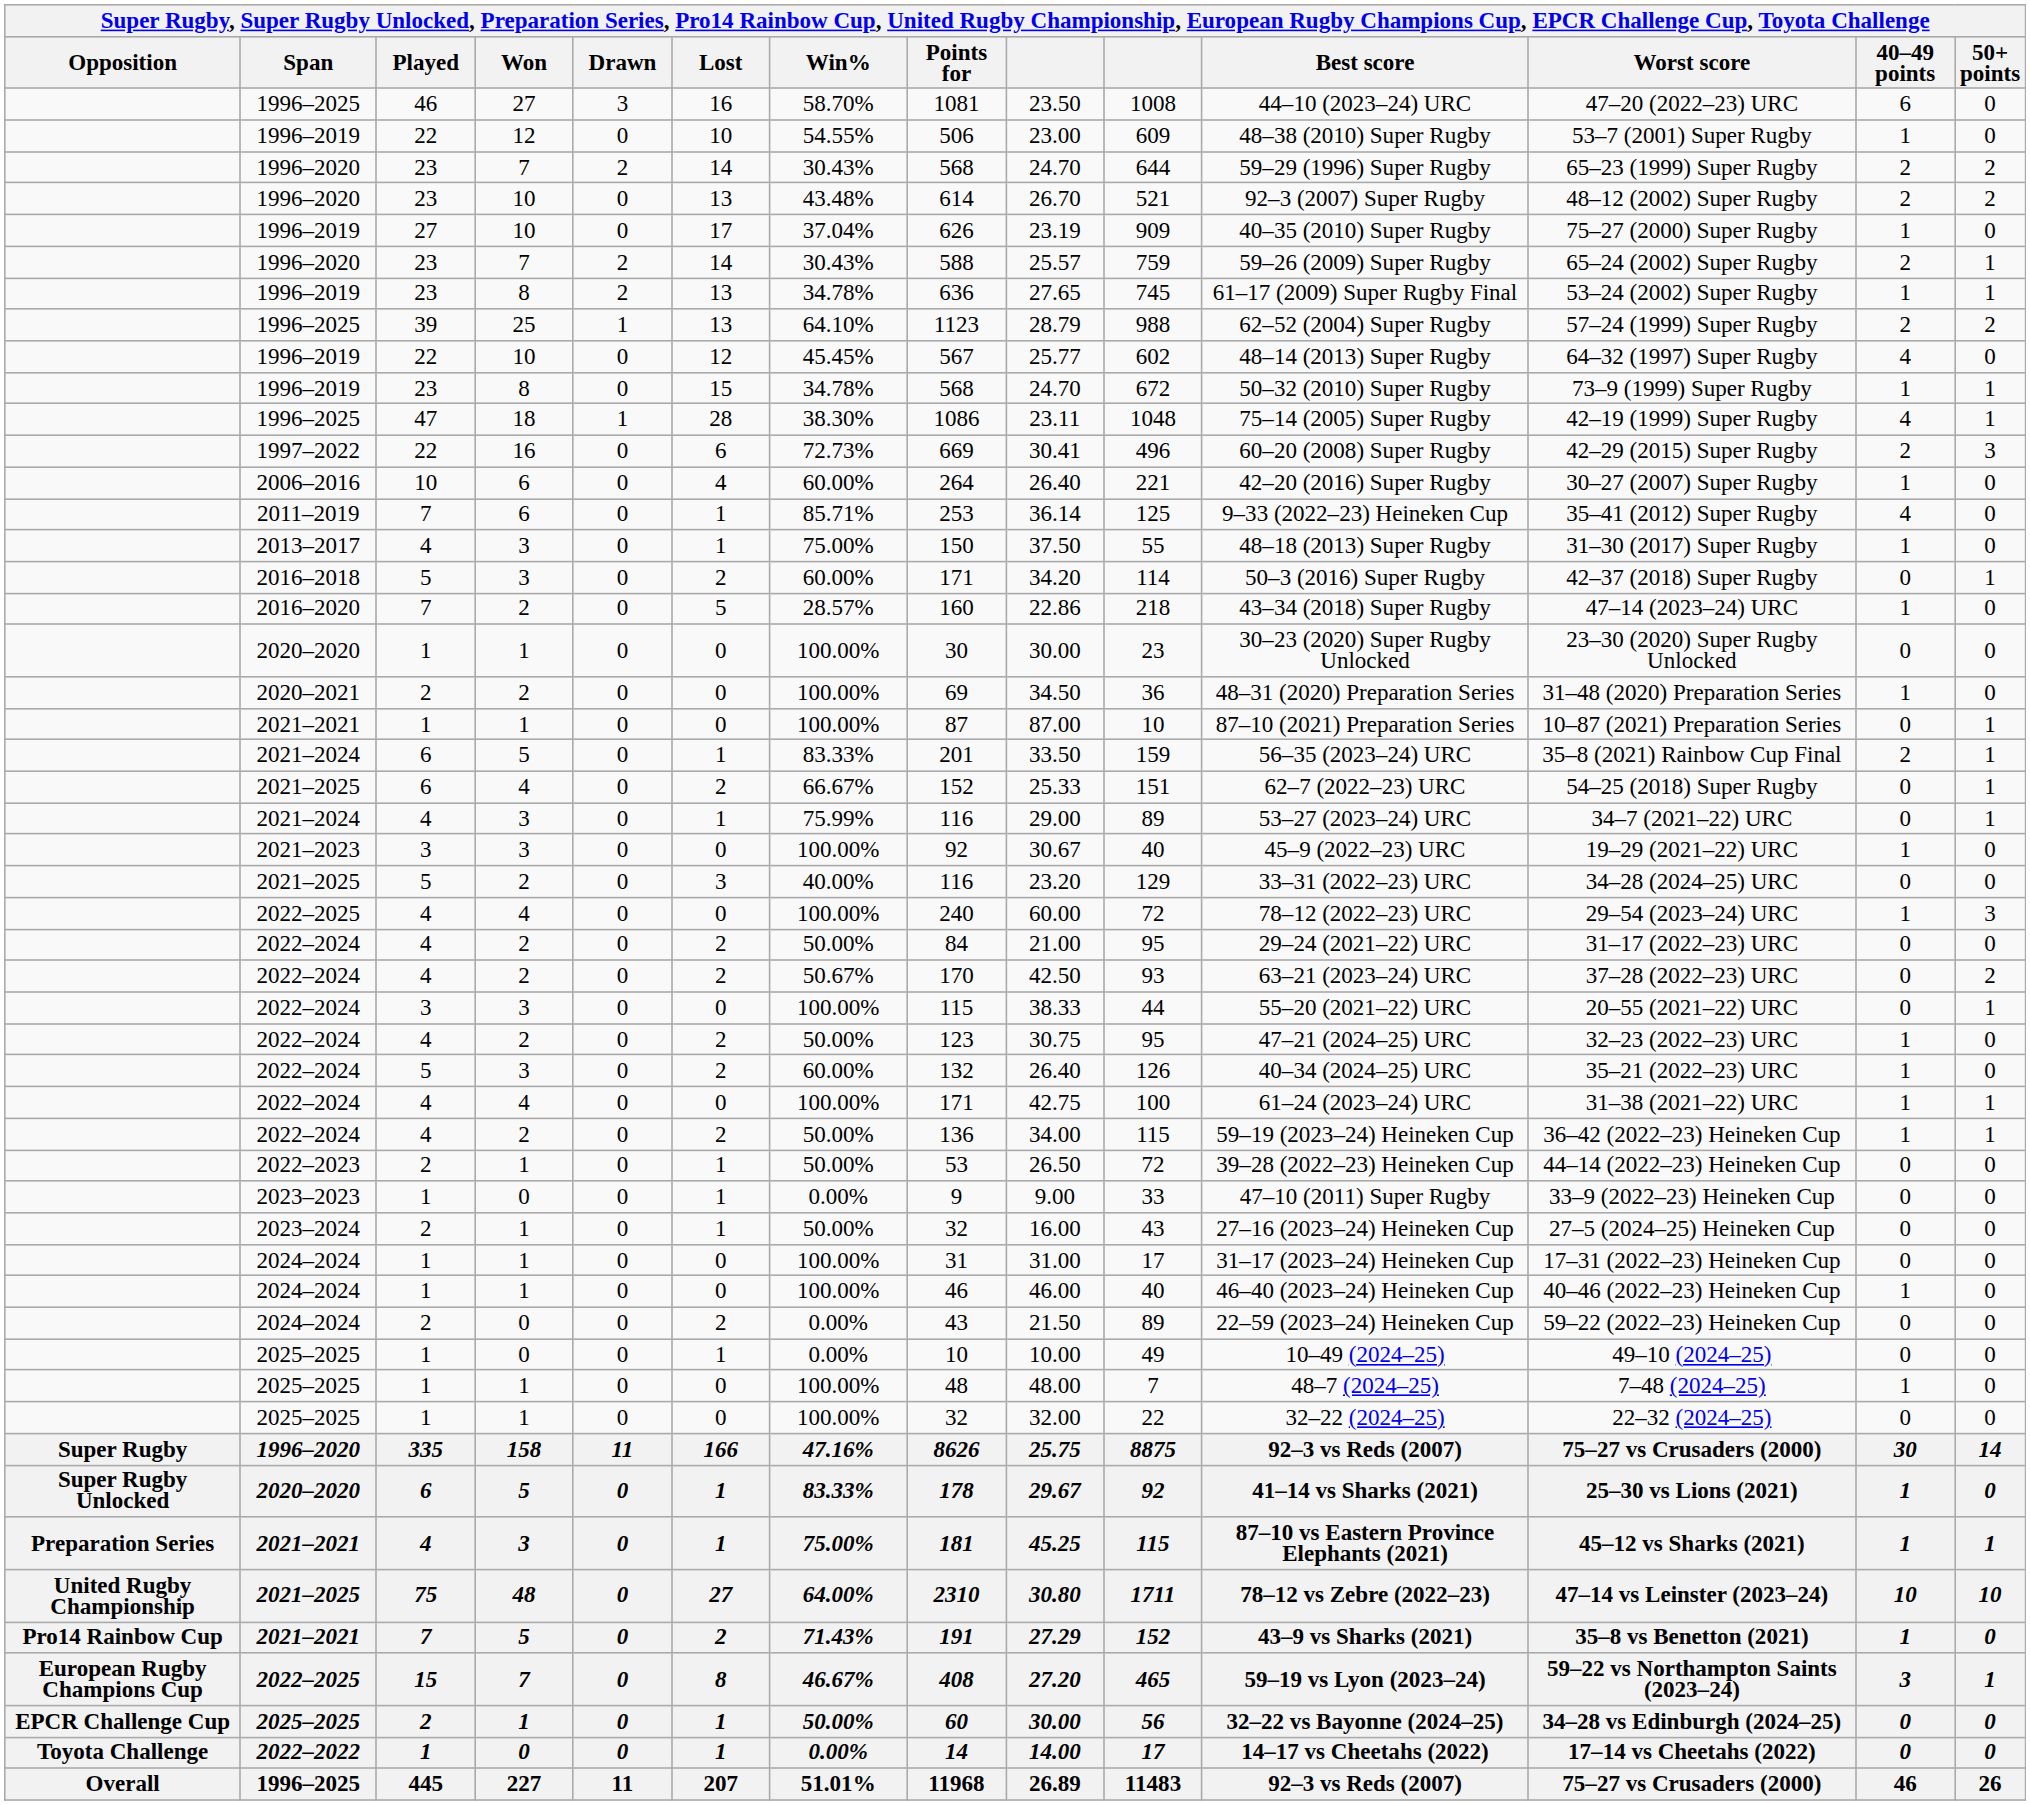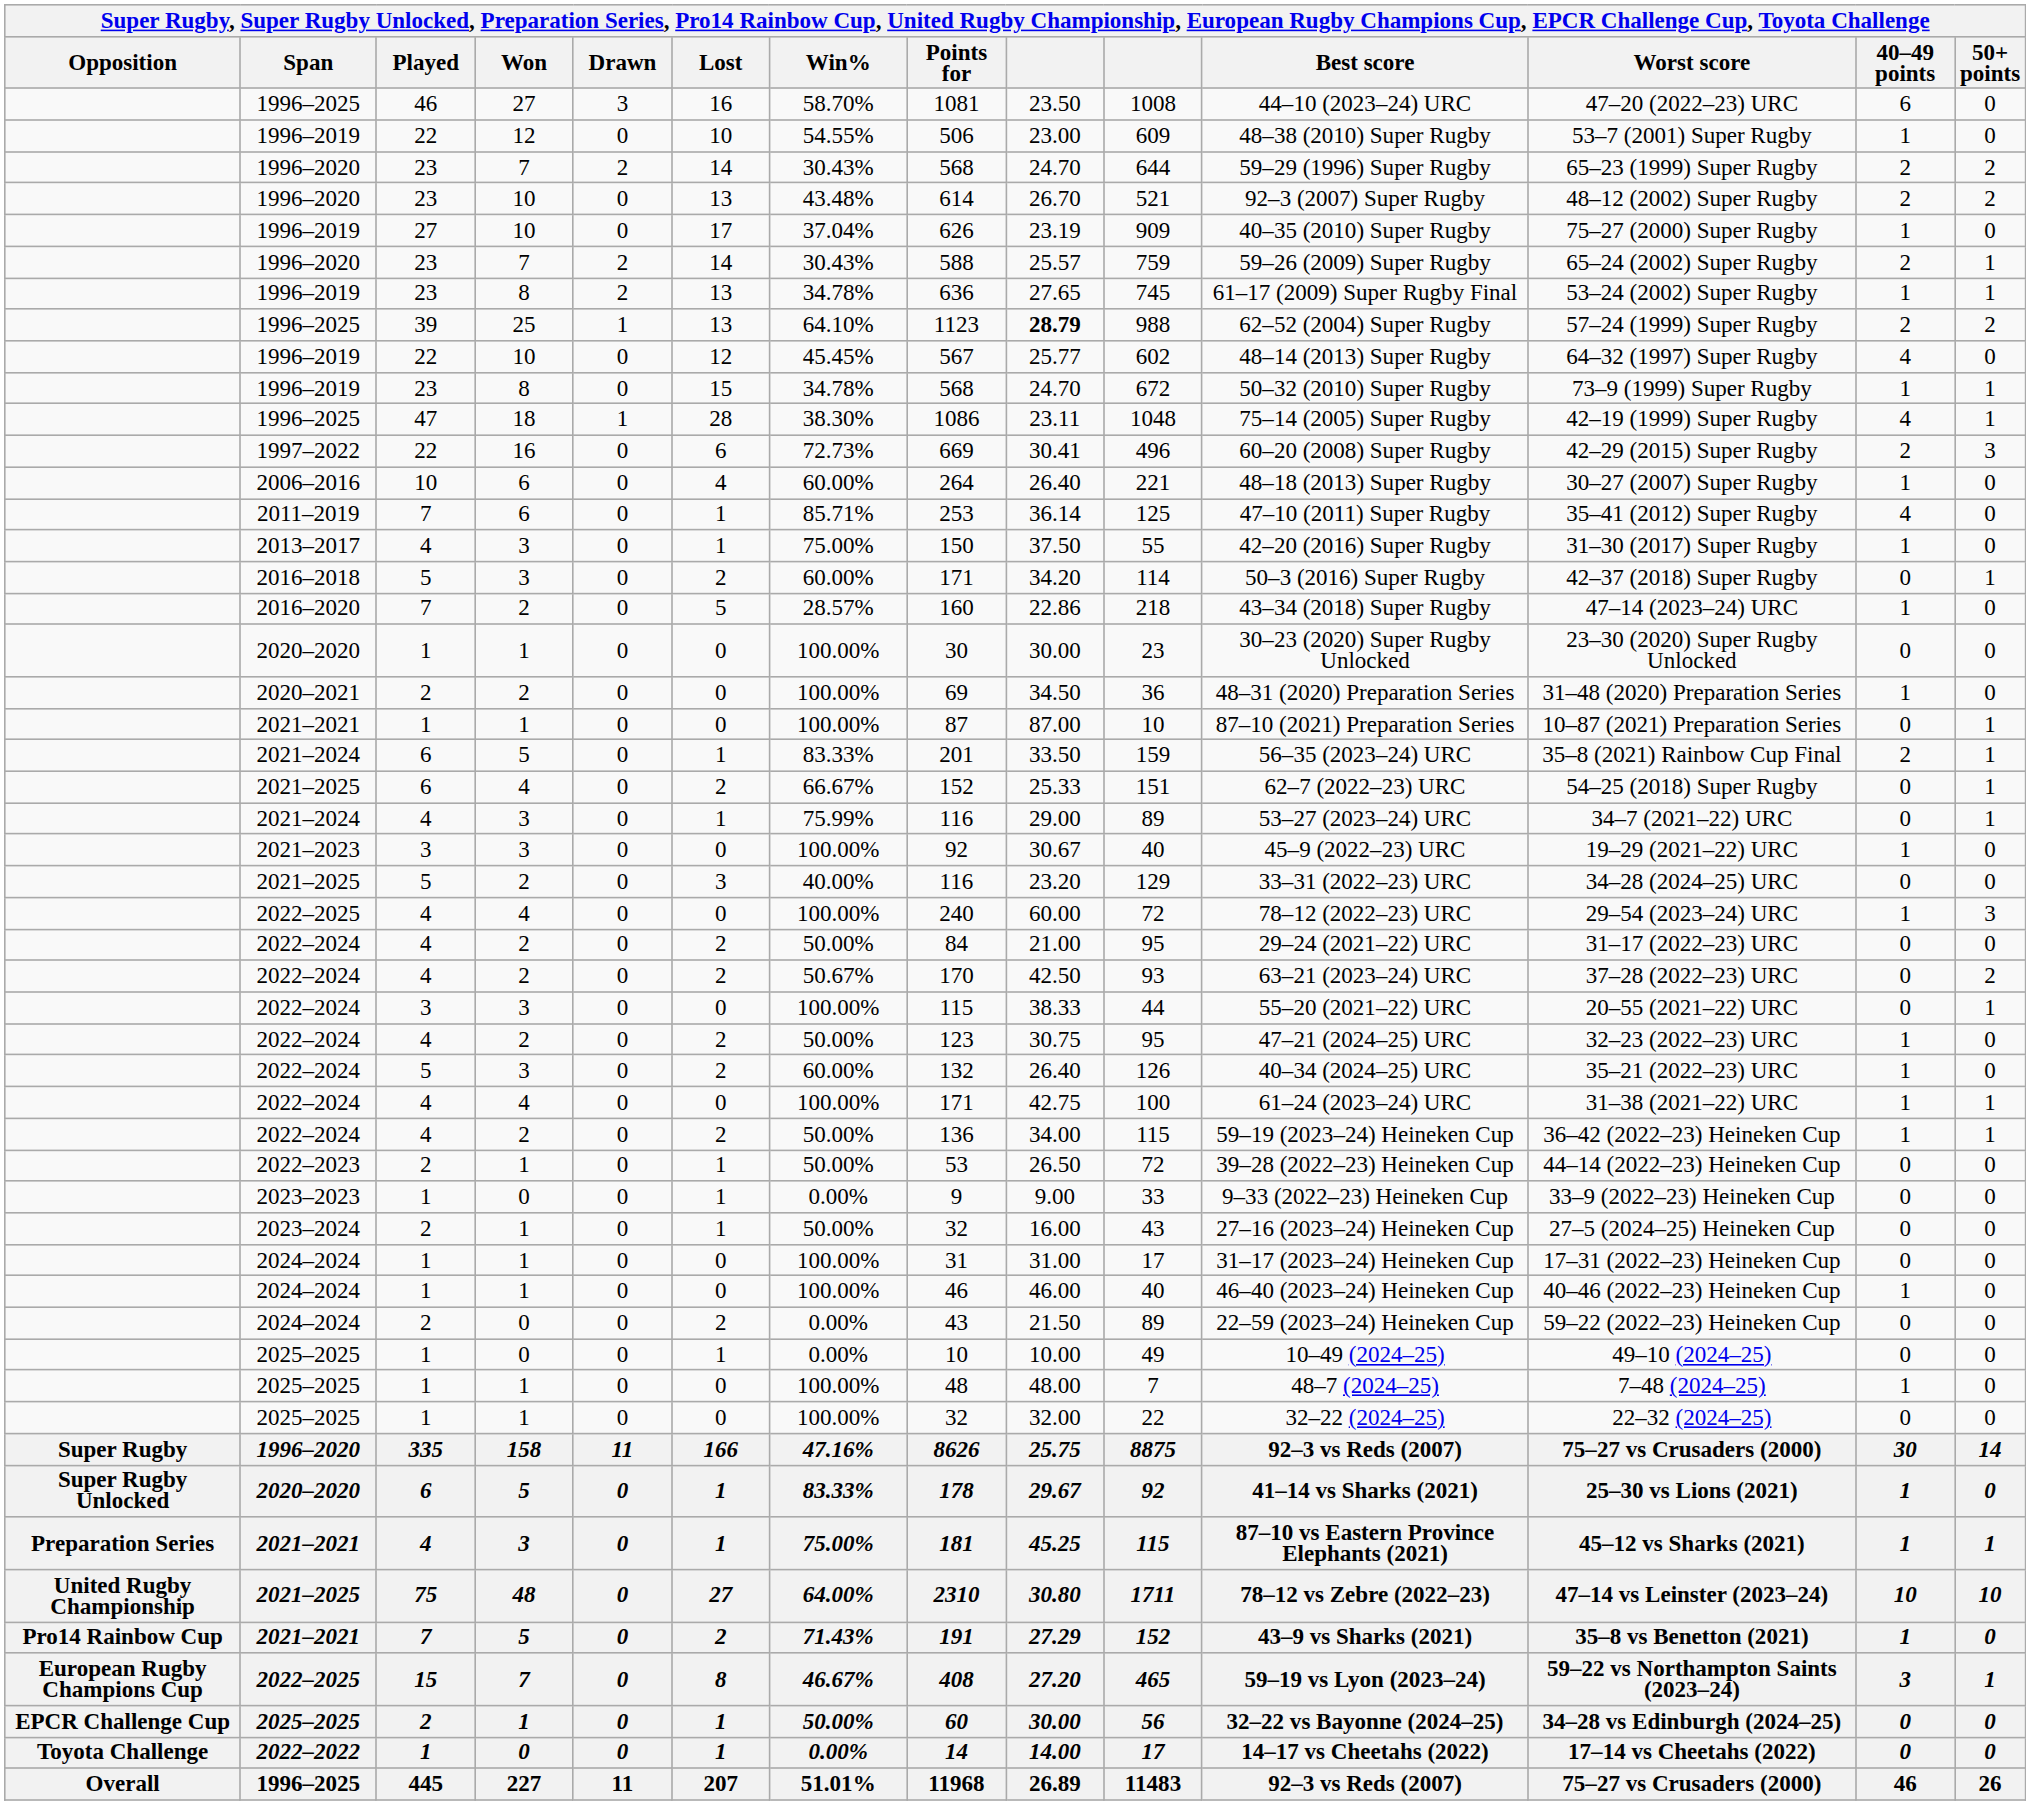(1055, 325) normal -> (1055, 325) bold
(1365, 482) 42–20 (2016) Super Rugby -> (1365, 482) 48–18 (2013) Super Rugby
(1365, 514) 9–33 (2022–23) Heineken Cup -> (1365, 514) 47–10 (2011) Super Rugby
(1365, 545) 48–18 (2013) Super Rugby -> (1365, 545) 42–20 (2016) Super Rugby
(1365, 1197) 47–10 (2011) Super Rugby -> (1365, 1197) 9–33 (2022–23) Heineken Cup
